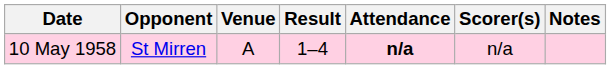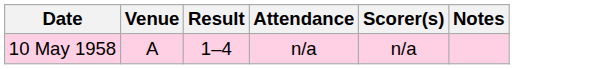- column: (169, 19)
(400, 48) bold -> (304, 48) normal
